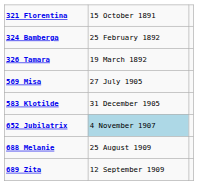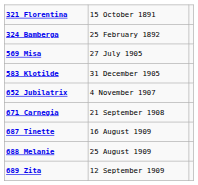- row: (28, 60)
(123, 125) lightblue background -> (123, 92) no background
+ row: (32, 112)
+ row: (30, 132)
